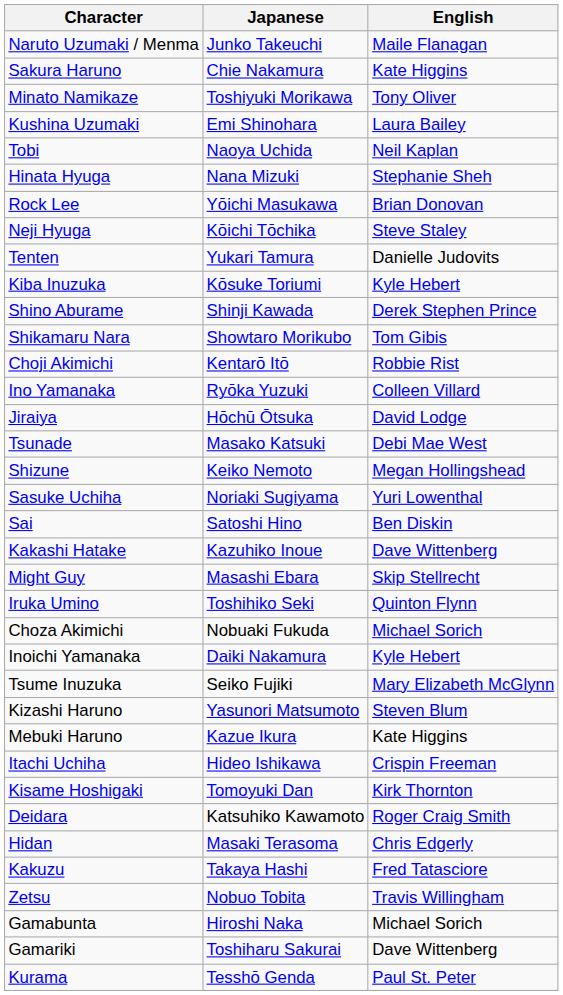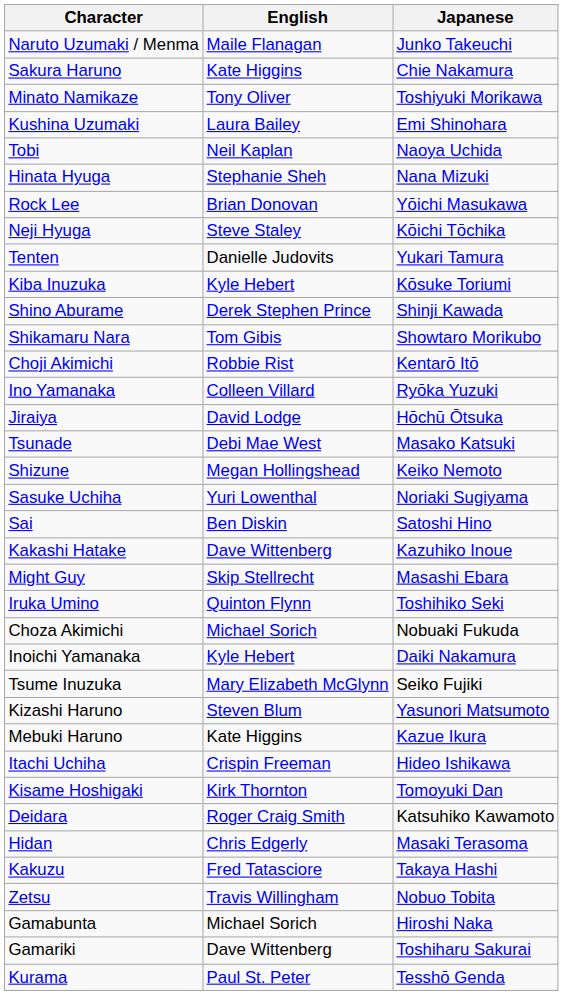columns swapped: (286, 17) <-> (463, 17)
